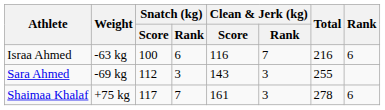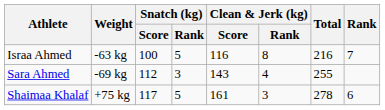(178, 54) 6 -> (178, 54) 5
(265, 54) 7 -> (265, 54) 8
(350, 54) 6 -> (350, 54) 7
(265, 74) 3 -> (265, 74) 4
(178, 94) 7 -> (178, 94) 5
